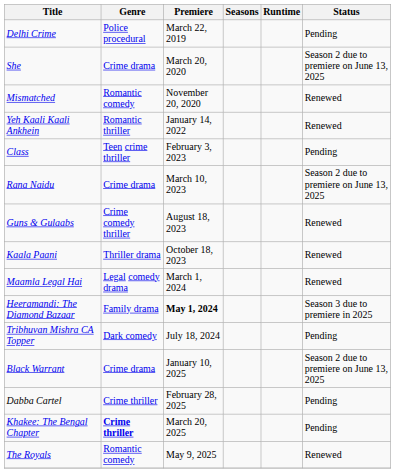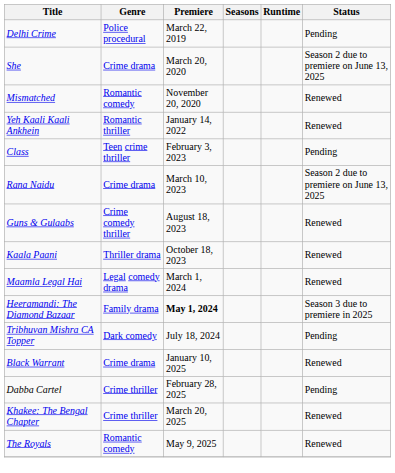(346, 368) Season 2 due to premiere on June 13, 2025 -> (323, 362) Renewed
(118, 427) bold -> (130, 416) normal
(321, 427) Pending -> (323, 416) Renewed
